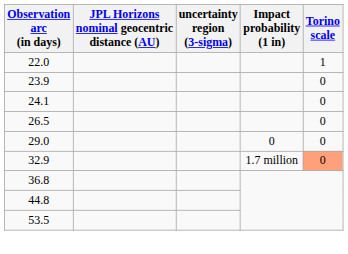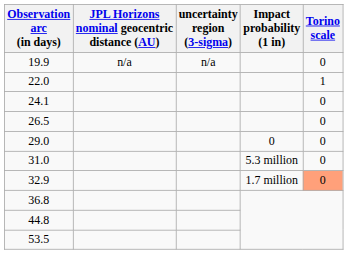+ row: (39, 62)
- row: (39, 82)
+ row: (39, 161)
